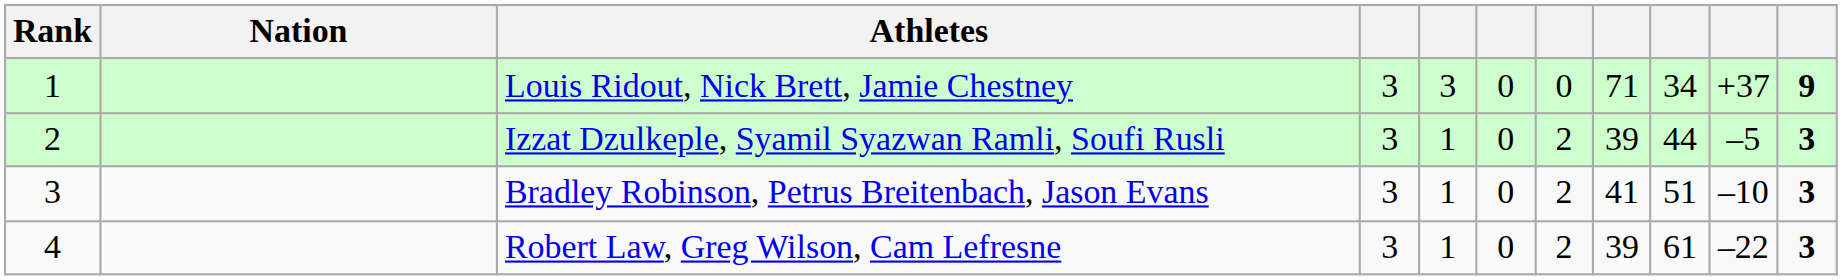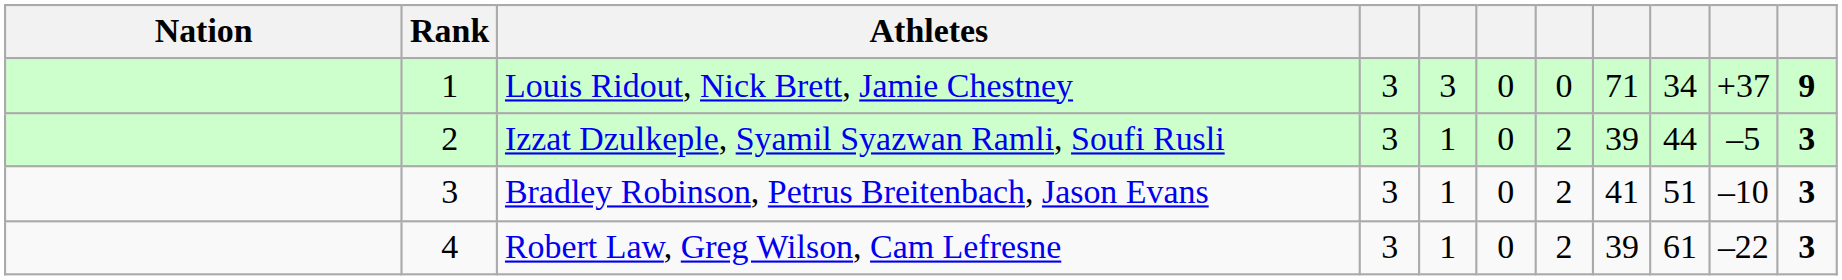columns swapped: (52, 31) <-> (298, 31)
